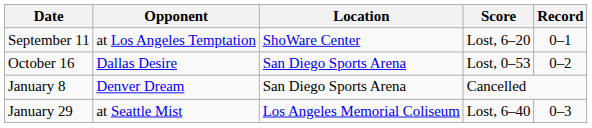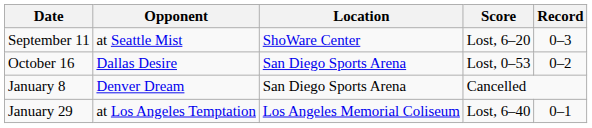(176, 39) at Los Angeles Temptation -> (139, 39) at Seattle Mist
(560, 39) 0–1 -> (560, 39) 0–3
(139, 110) at Seattle Mist -> (176, 110) at Los Angeles Temptation
(560, 110) 0–3 -> (560, 110) 0–1
